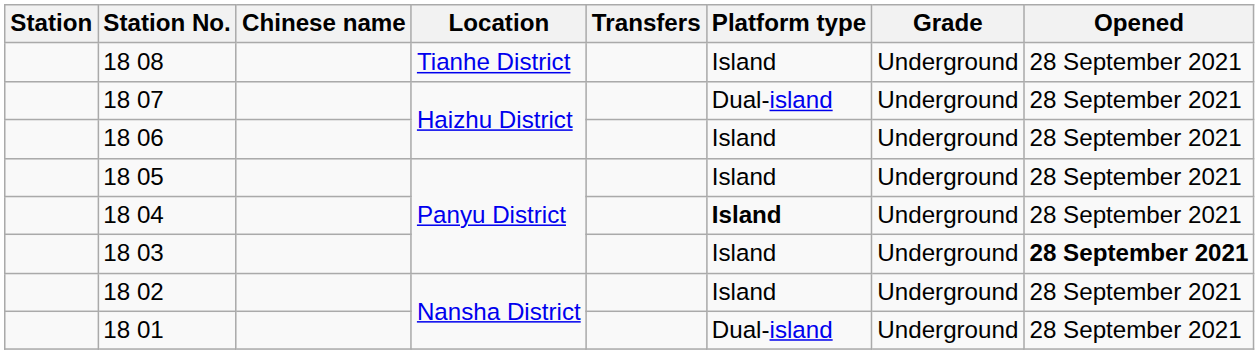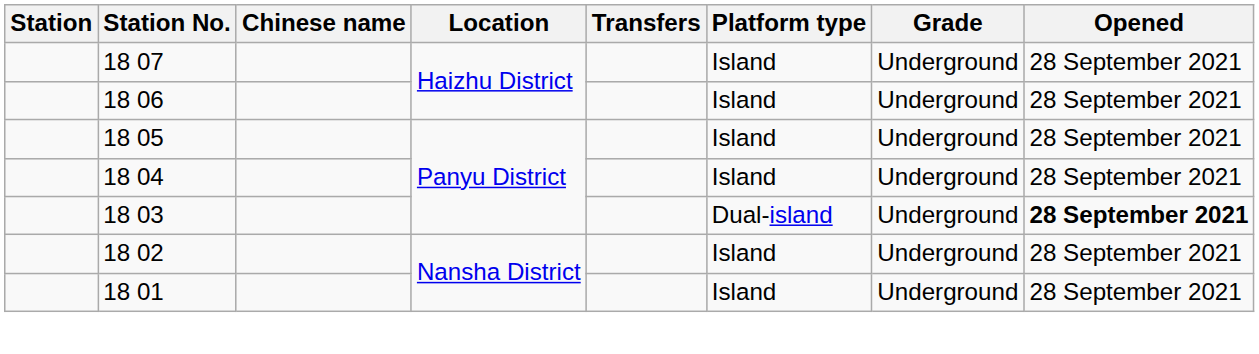- row: (134, 61)
(772, 100) Dual-island -> (744, 61) Island
(747, 215) bold -> (744, 176) normal
(744, 253) Island -> (772, 215) Dual-island
(772, 330) Dual-island -> (744, 291) Island
